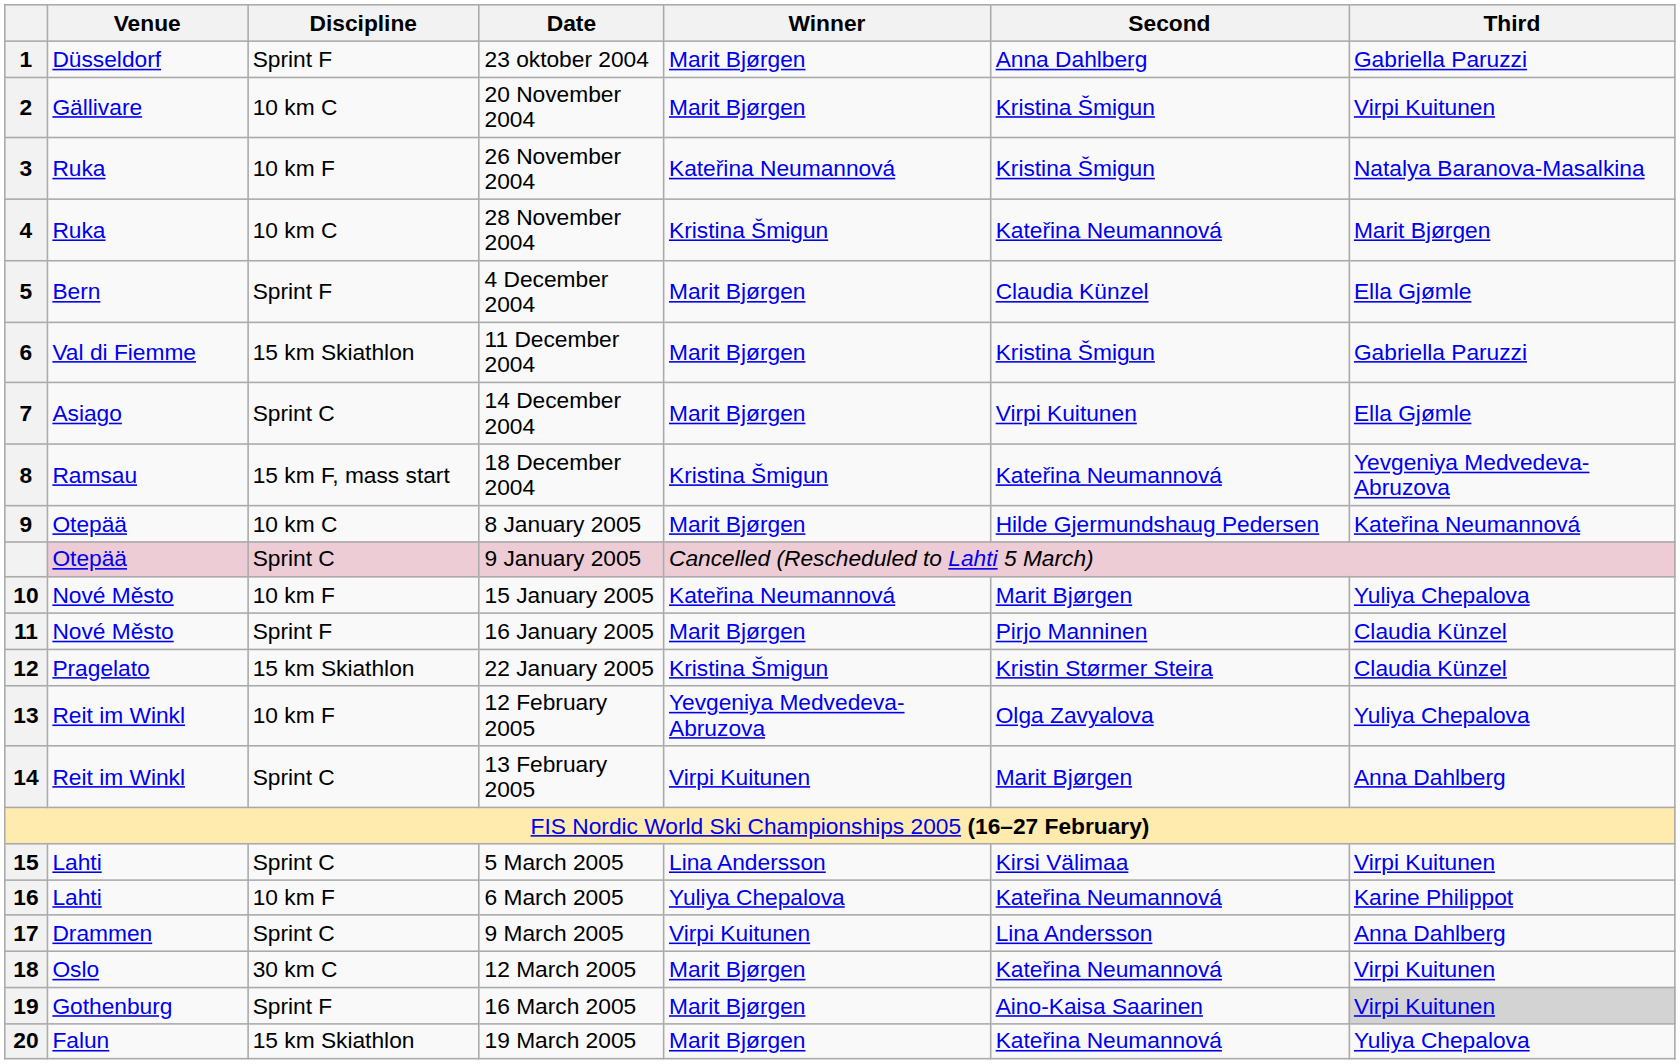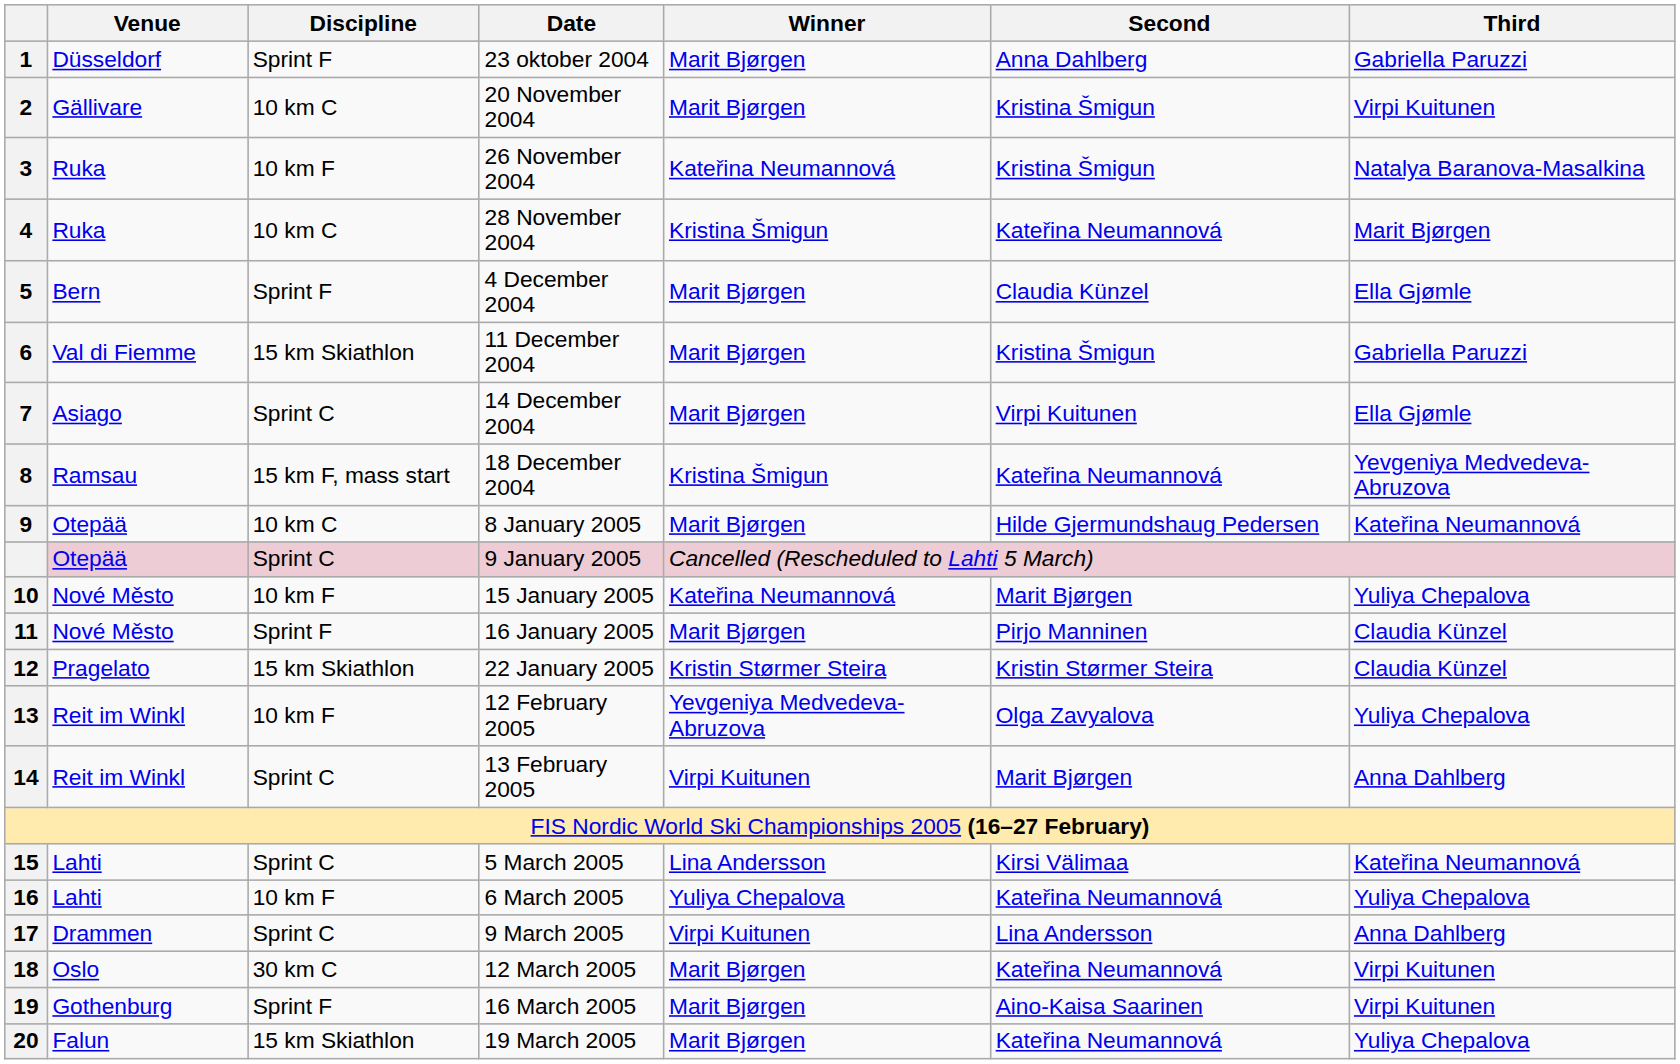(749, 667) Kristina Šmigun -> (778, 667) Kristin Størmer Steira
(1424, 862) Virpi Kuitunen -> (1467, 862) Kateřina Neumannová
(1434, 898) Karine Philippot -> (1442, 898) Yuliya Chepalova
(1424, 1006) lightgrey background -> (1424, 1006) no background
